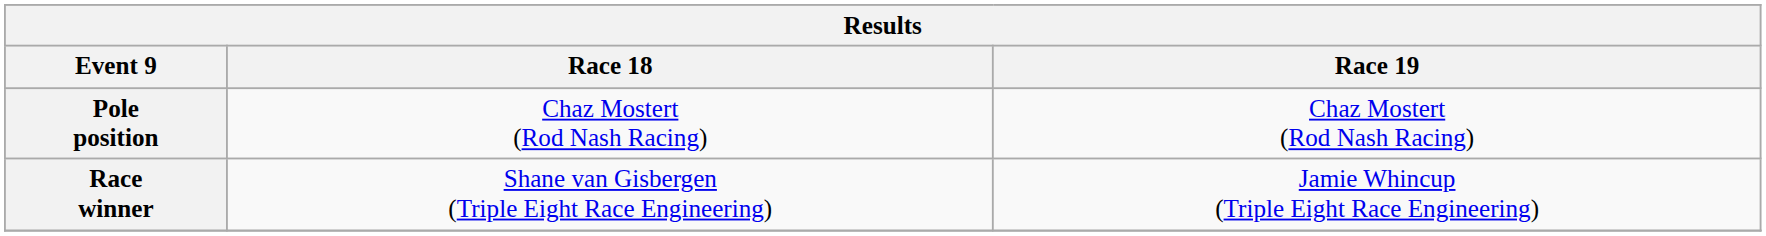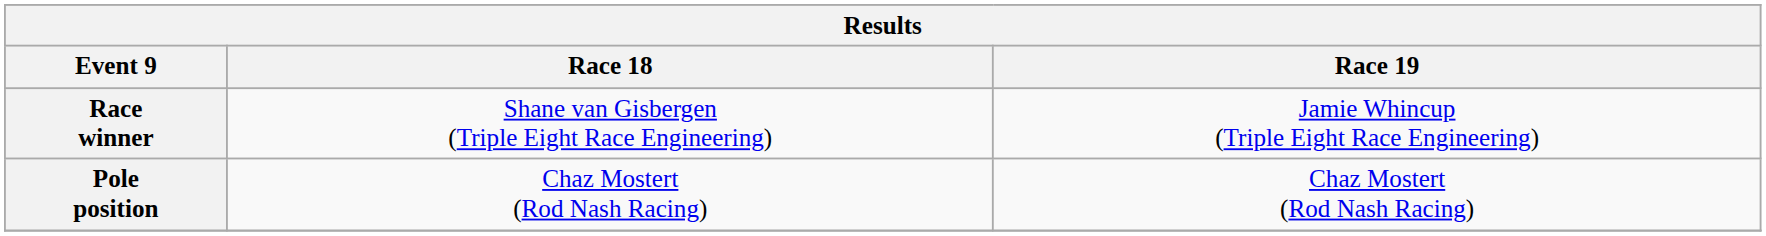rows swapped: (116, 122) <-> (116, 193)
